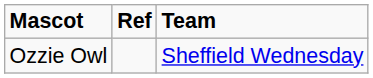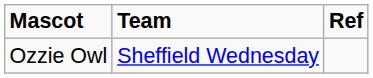columns swapped: (189, 21) <-> (134, 21)
